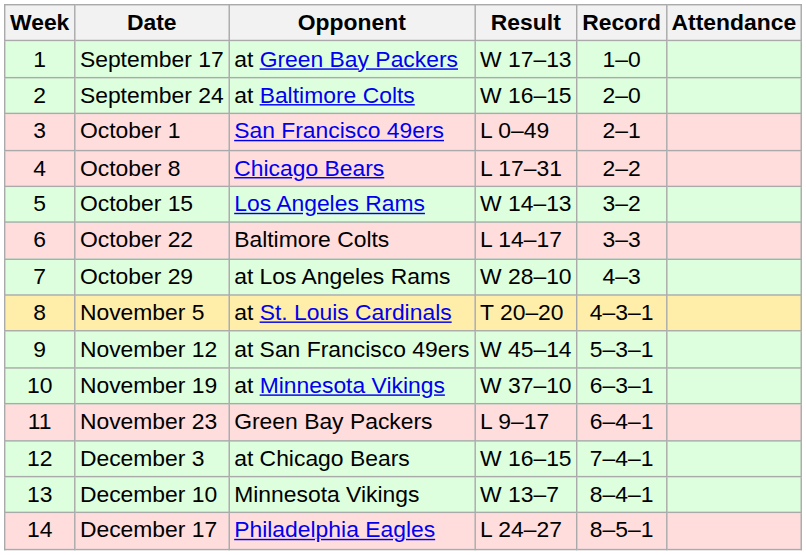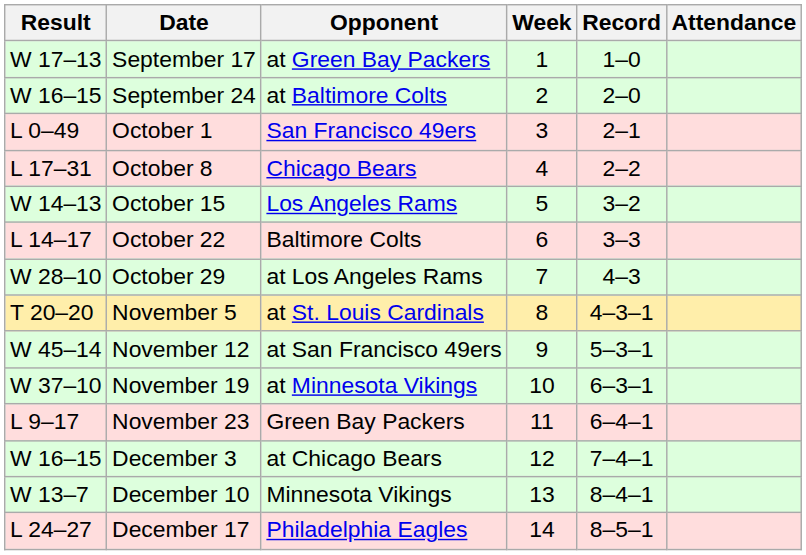columns swapped: (40, 22) <-> (526, 22)
